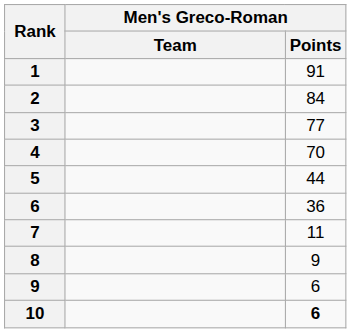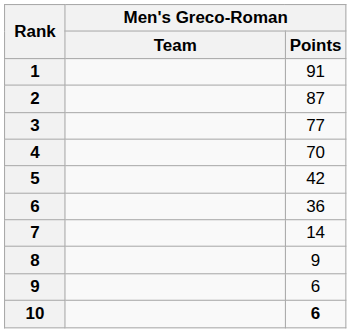(316, 98) 84 -> (316, 98) 87
(316, 179) 44 -> (316, 179) 42
(316, 233) 11 -> (316, 233) 14
